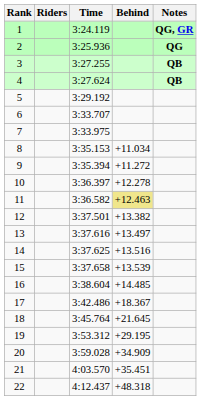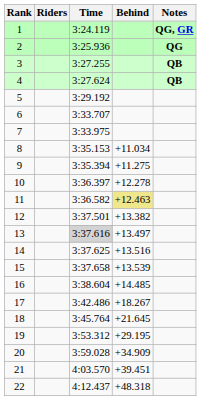(133, 166) +11.272 -> (133, 166) +11.275
(91, 234) no background -> (91, 234) lightgrey background
(133, 302) +18.367 -> (133, 302) +18.267
(133, 370) +35.451 -> (133, 370) +39.451
